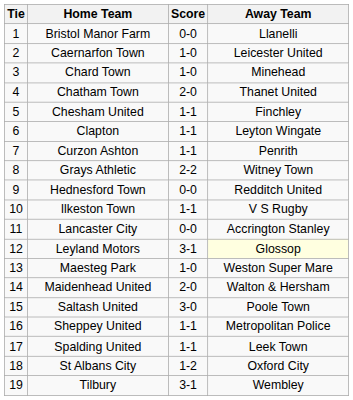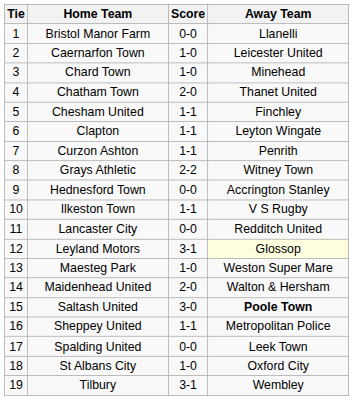(278, 190) Redditch United -> (278, 190) Accrington Stanley
(278, 229) Accrington Stanley -> (278, 229) Redditch United
(278, 307) normal -> (278, 307) bold
(188, 346) 1-1 -> (188, 346) 0-0
(188, 365) 1-2 -> (188, 365) 1-0
